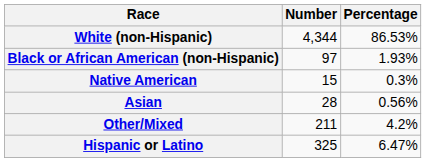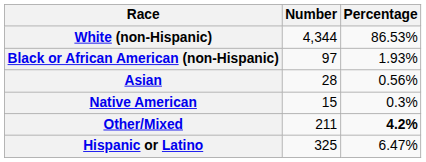rows swapped: (143, 80) <-> (143, 102)
(402, 124) normal -> (402, 124) bold
